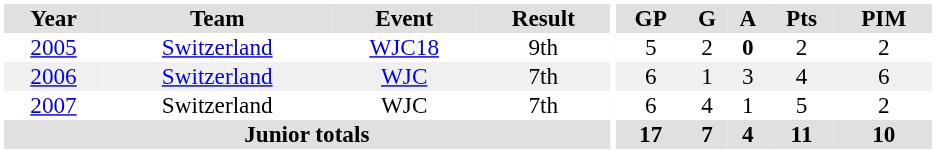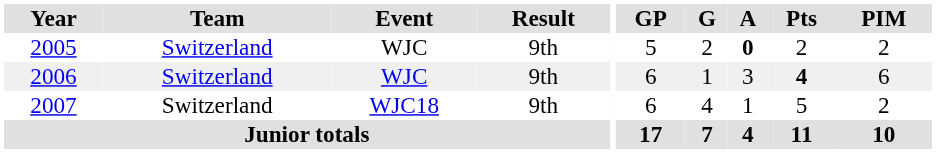(404, 47) WJC18 -> (404, 47) WJC
(543, 76) 7th -> (543, 76) 9th
(802, 76) normal -> (802, 76) bold
(404, 105) WJC -> (404, 105) WJC18
(543, 105) 7th -> (543, 105) 9th
